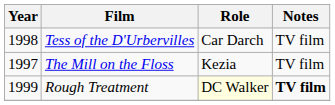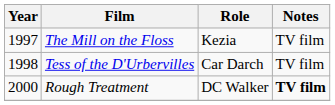rows swapped: (109, 64) <-> (120, 40)
(23, 87) 1999 -> (23, 87) 2000
(235, 87) lightyellow background -> (235, 87) no background
